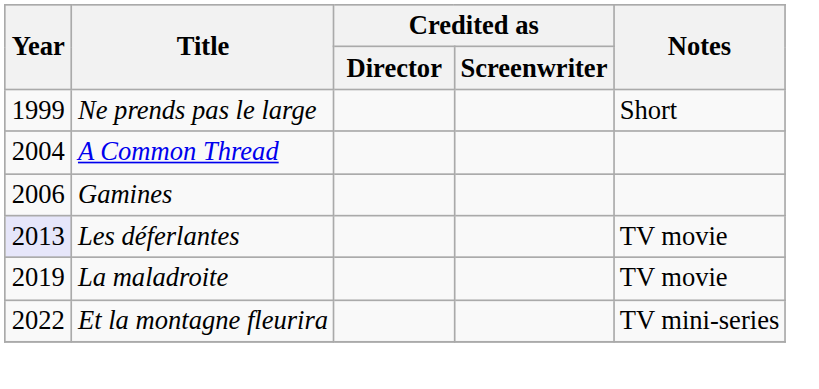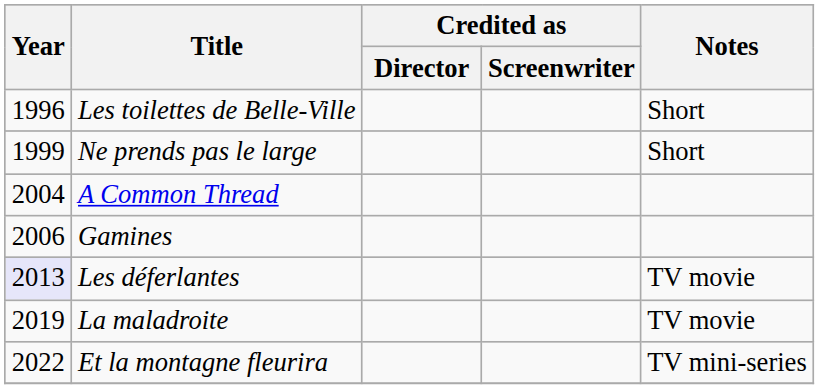+ row: (217, 109)
